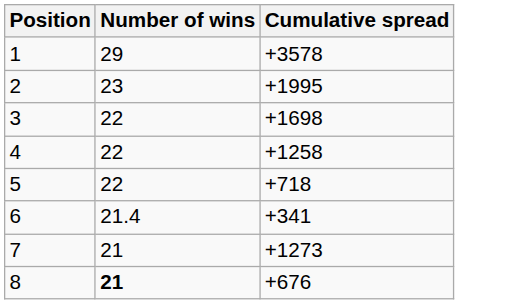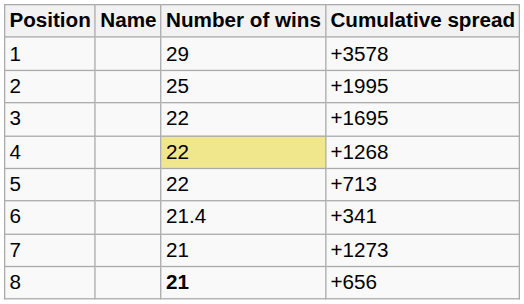+ column: (128, 20)
(112, 86) 23 -> (178, 86) 25
(294, 119) +1698 -> (359, 119) +1695
(112, 151) no background -> (178, 151) khaki background
(294, 151) +1258 -> (359, 151) +1268
(288, 184) +718 -> (354, 184) +713
(288, 282) +676 -> (354, 282) +656
